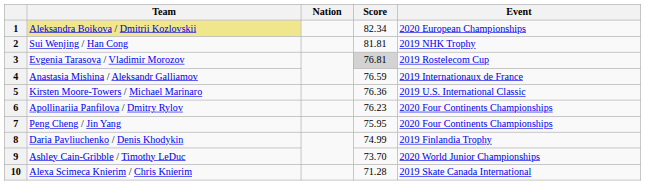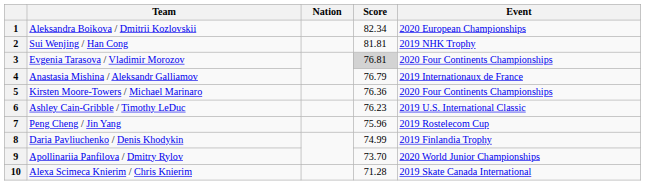(113, 28) khaki background -> (113, 28) no background
(444, 60) 2019 Rostelecom Cup -> (476, 60) 2020 Four Continents Championships
(375, 76) 76.59 -> (375, 76) 76.79
(463, 92) 2019 U.S. International Classic -> (476, 92) 2020 Four Continents Championships
(106, 108) Apollinariia Panfilova / Dmitry Rylov -> (107, 108) Ashley Cain-Gribble / Timothy LeDuc
(476, 108) 2020 Four Continents Championships -> (463, 108) 2019 U.S. International Classic
(375, 124) 75.95 -> (375, 124) 75.96
(476, 124) 2020 Four Continents Championships -> (444, 124) 2019 Rostelecom Cup
(107, 156) Ashley Cain-Gribble / Timothy LeDuc -> (106, 156) Apollinariia Panfilova / Dmitry Rylov
